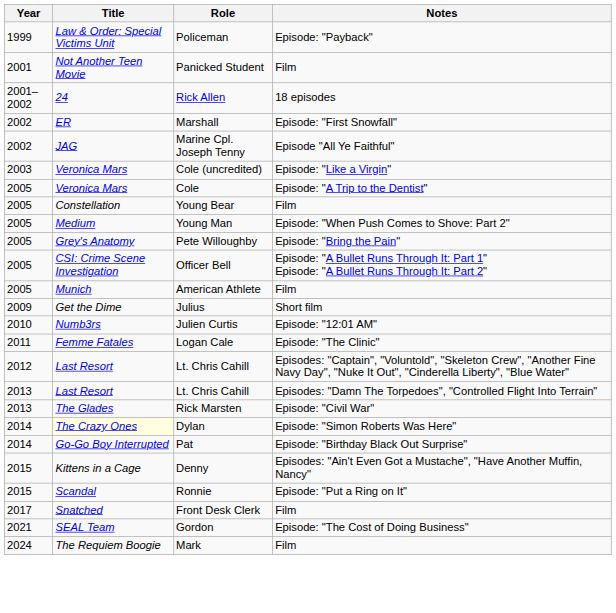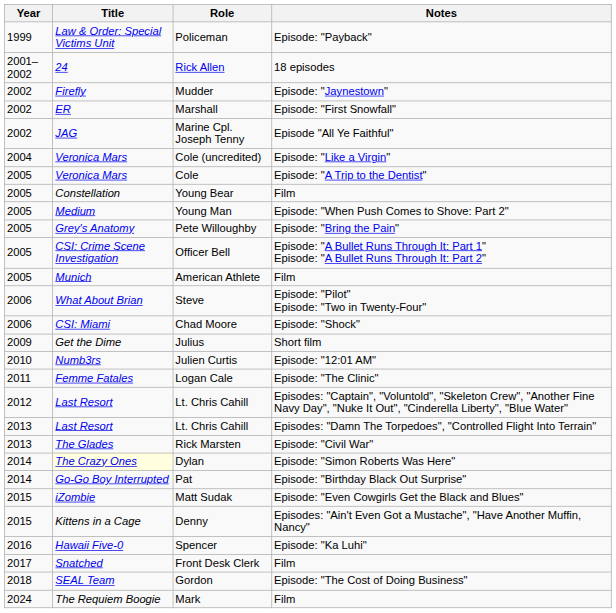- row: (220, 67)
+ row: (194, 91)
(19, 170) 2003 -> (19, 157) 2004
+ row: (190, 300)
+ row: (206, 325)
+ row: (204, 497)
- row: (194, 492)
+ row: (196, 545)
(19, 527) 2021 -> (19, 581) 2018
